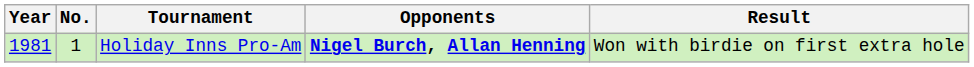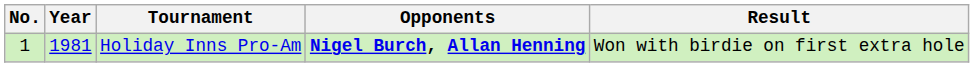columns swapped: (76, 19) <-> (30, 19)
